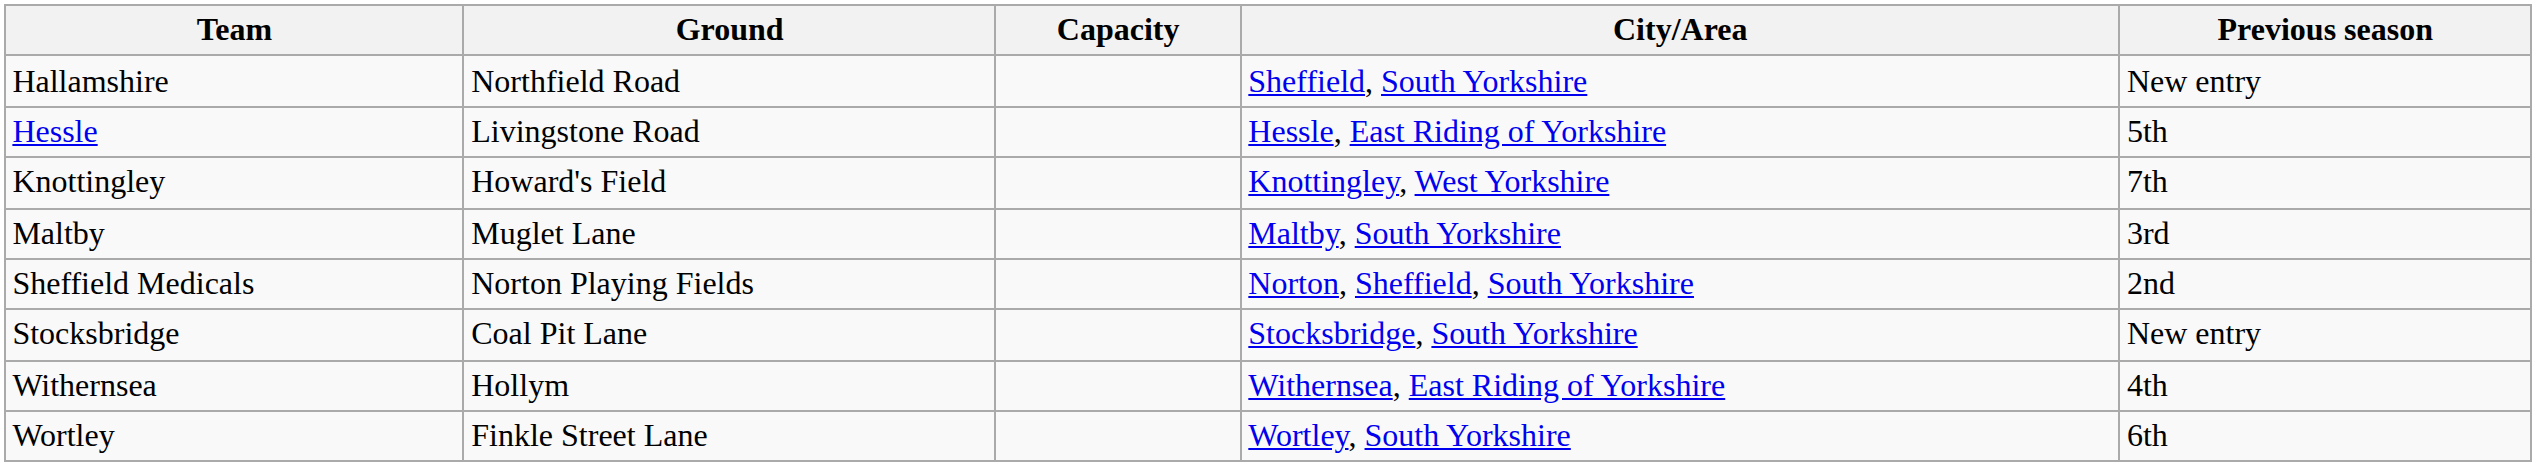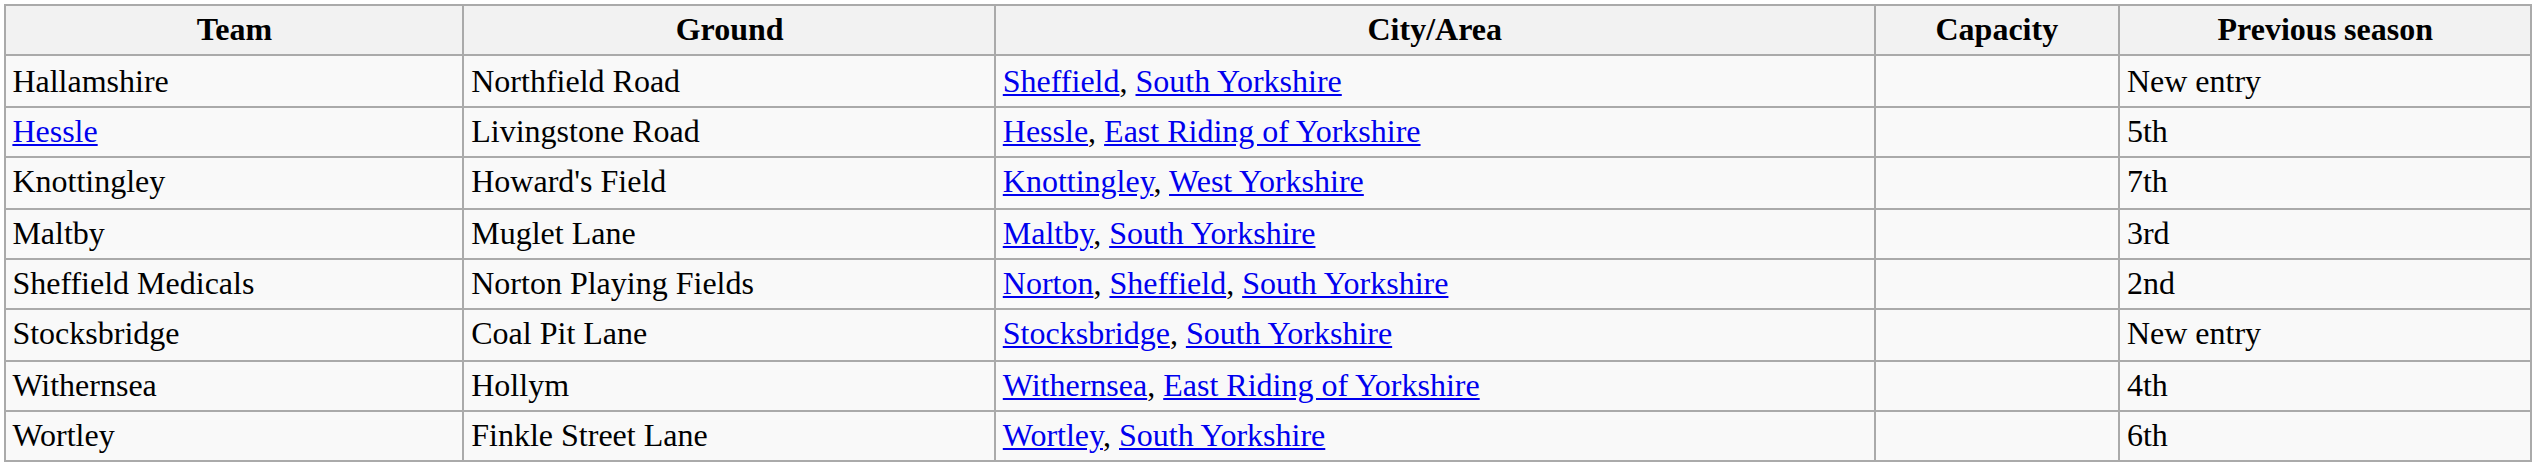columns swapped: (1118, 29) <-> (1680, 29)
